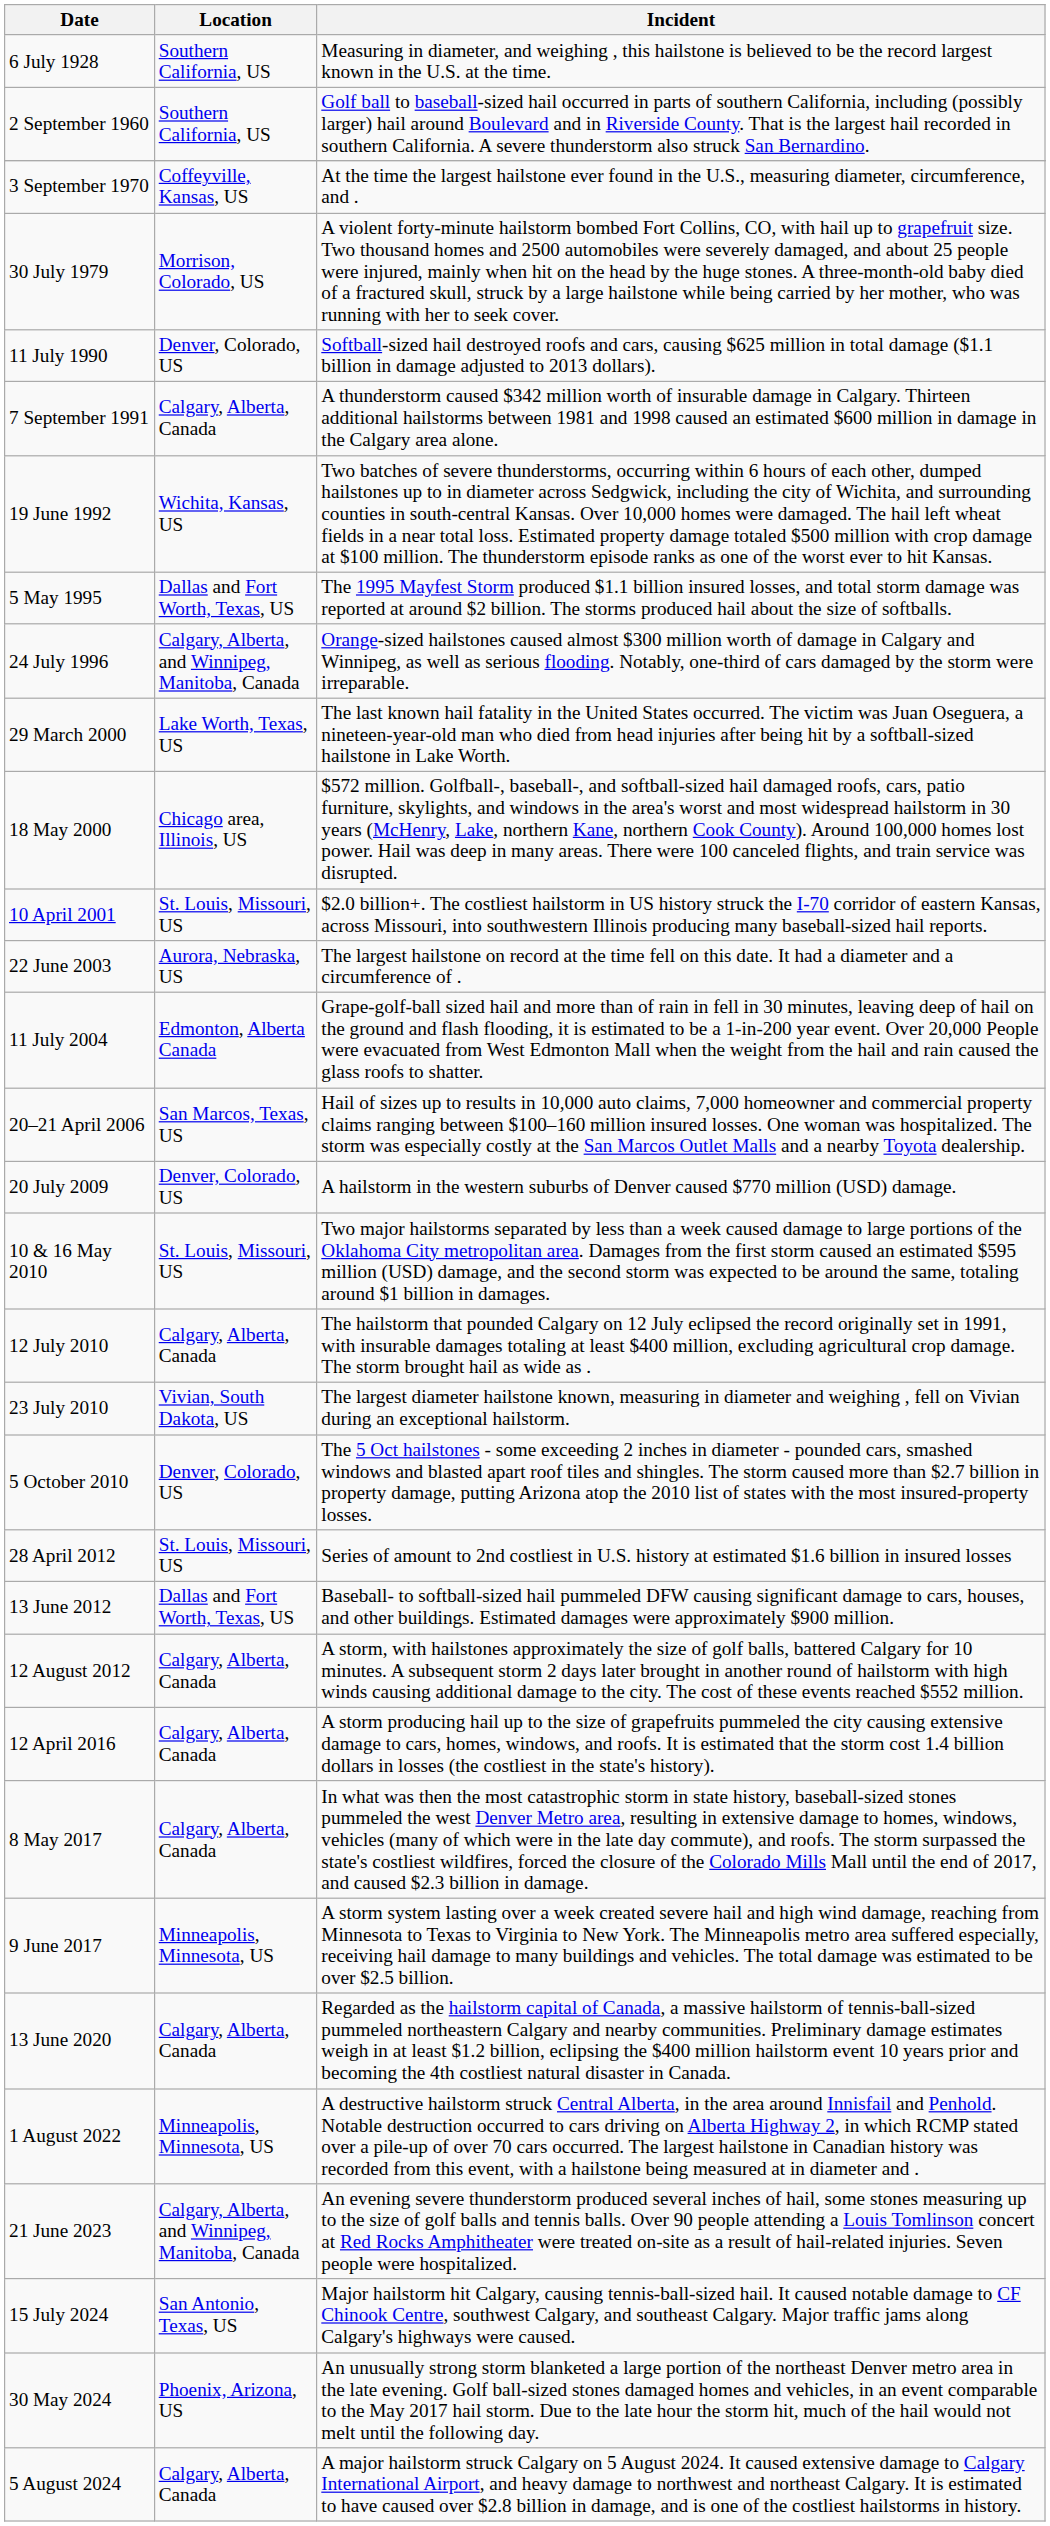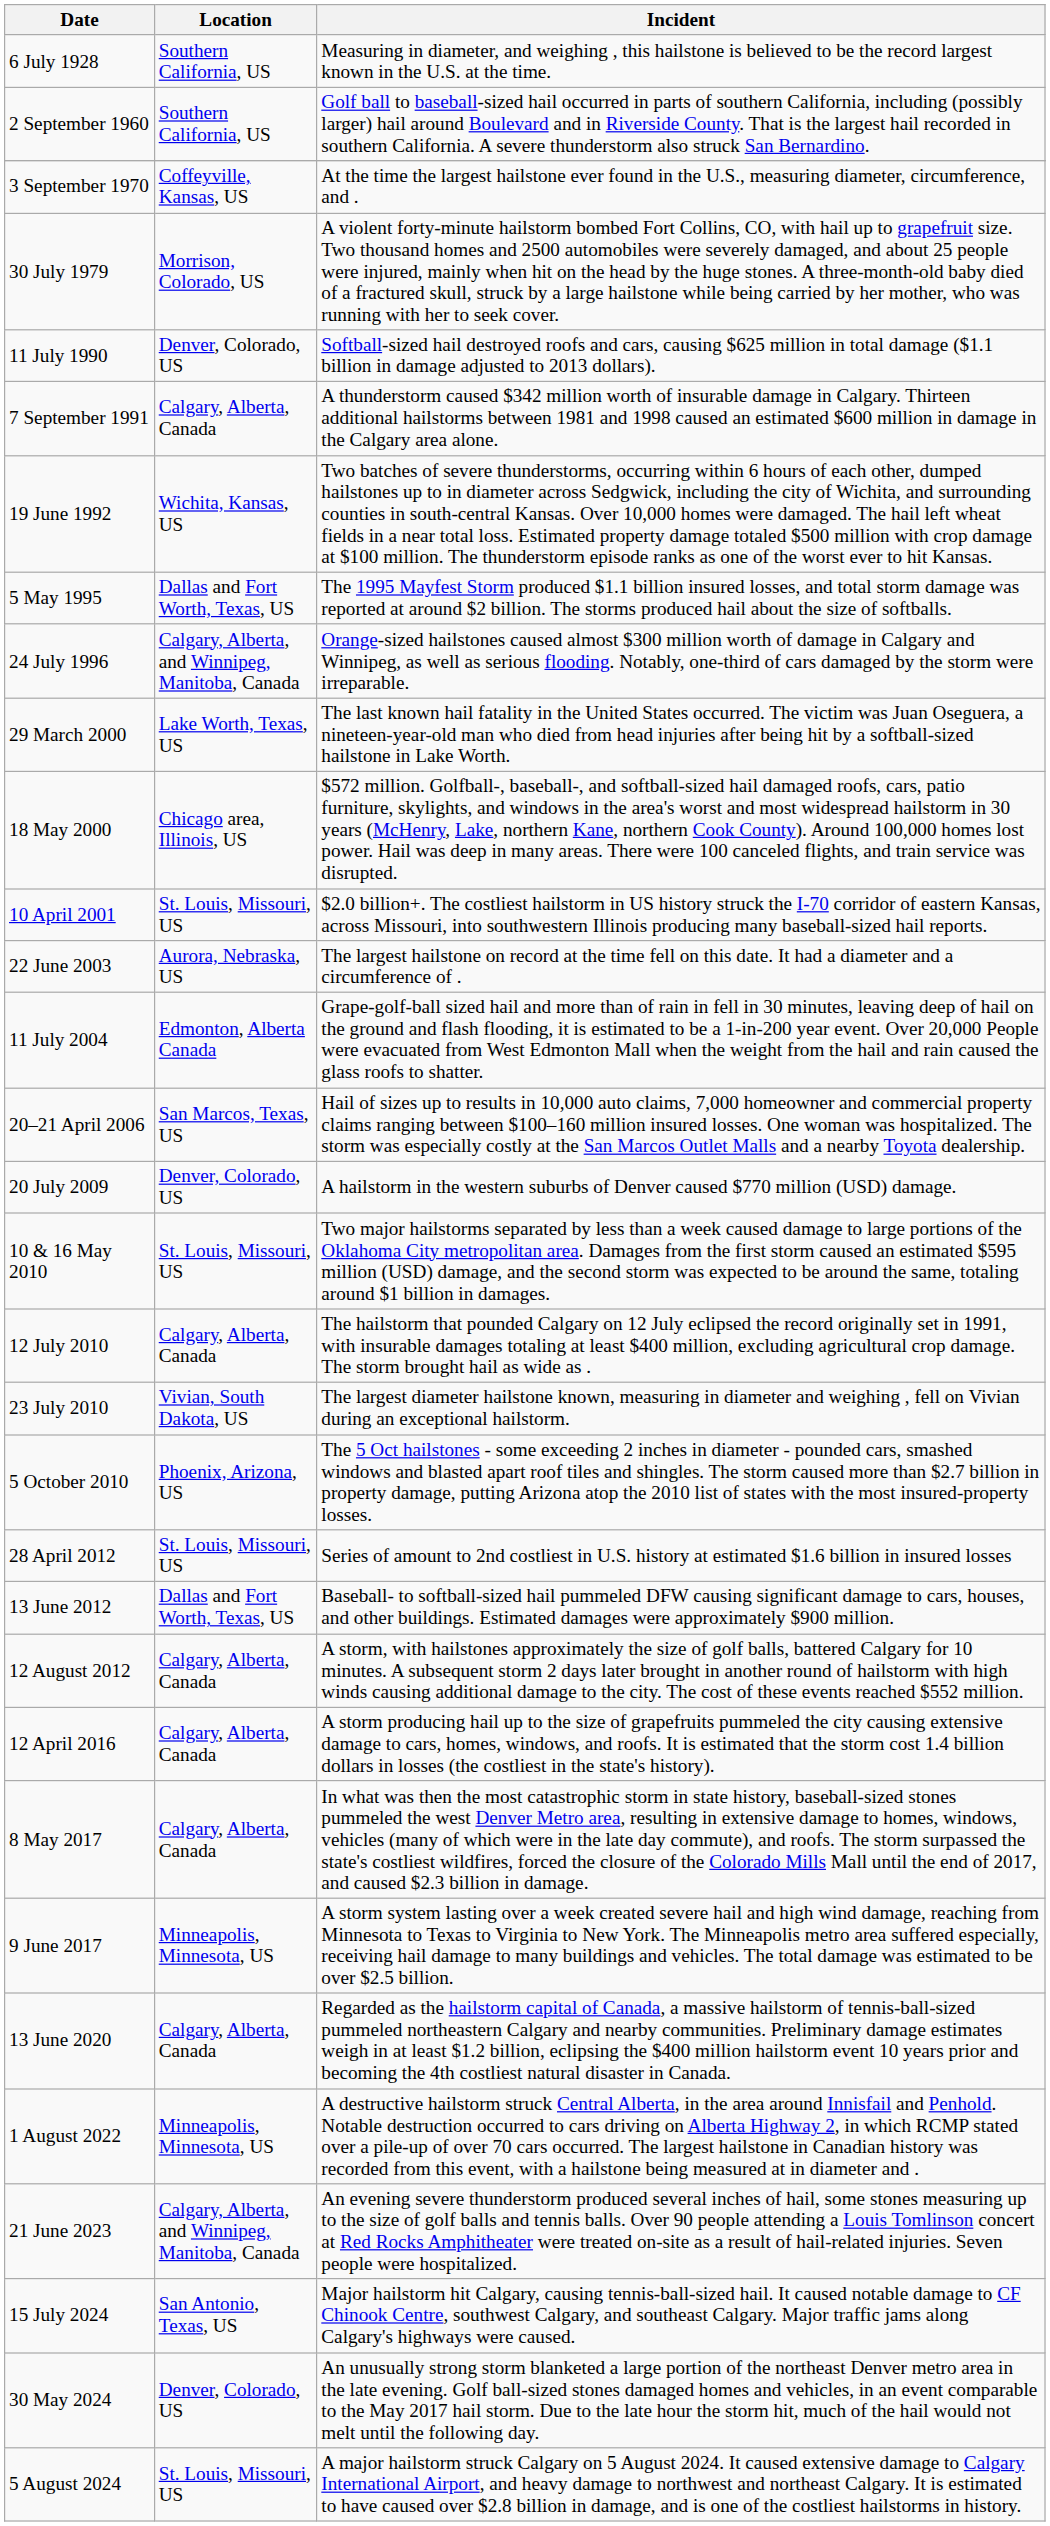(230, 1481) Denver, Colorado, US -> (228, 1481) Phoenix, Arizona, US
(228, 2400) Phoenix, Arizona, US -> (230, 2400) Denver, Colorado, US
(224, 2484) Calgary, Alberta, Canada -> (235, 2484) St. Louis, Missouri, US
